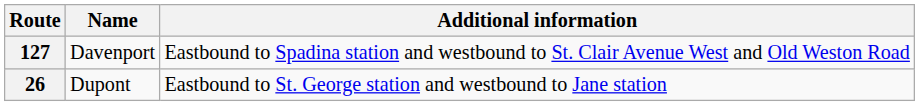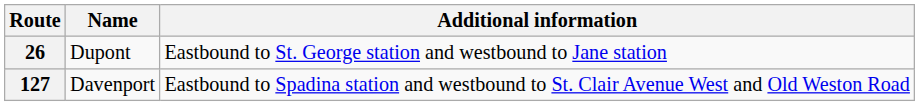rows swapped: (35, 84) <-> (35, 52)
